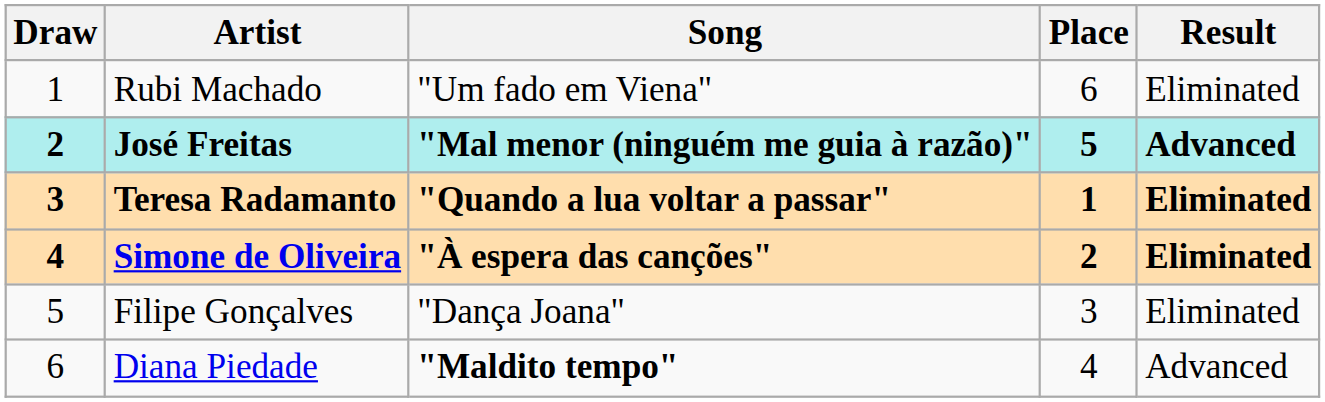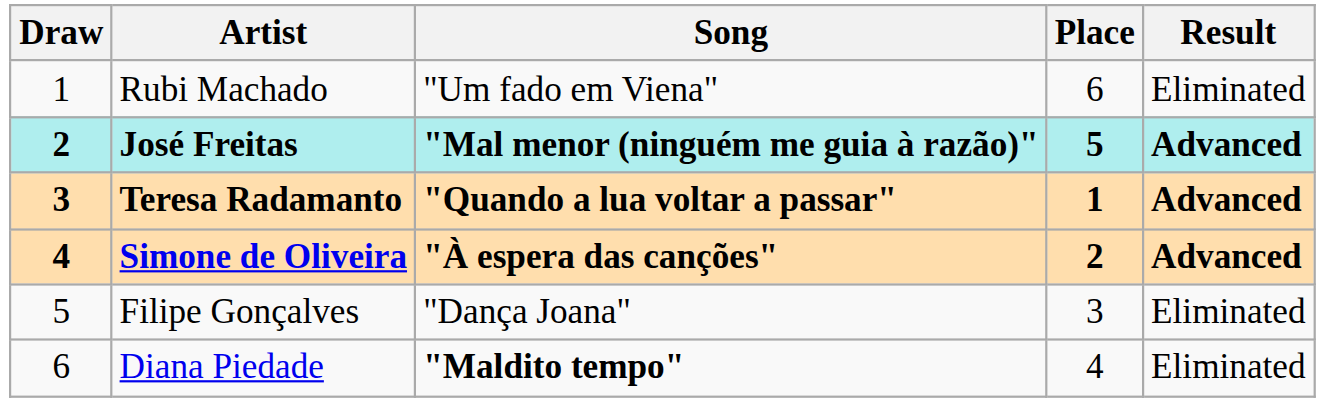(1228, 199) Eliminated -> (1226, 199) Advanced
(1228, 255) Eliminated -> (1226, 255) Advanced
(1217, 367) Advanced -> (1228, 367) Eliminated
